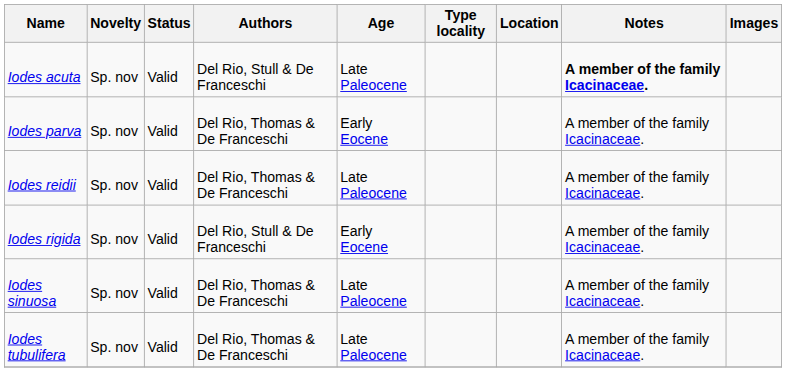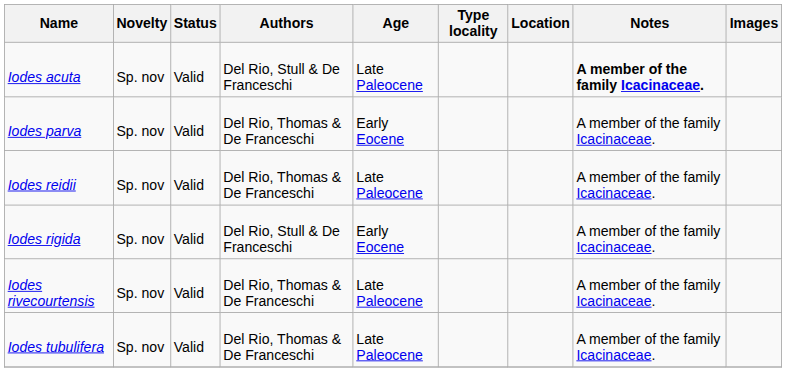+ row: (51, 293)
- row: (32, 293)
